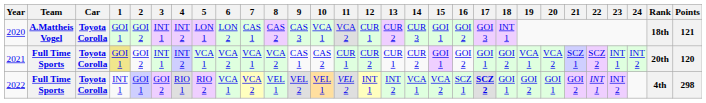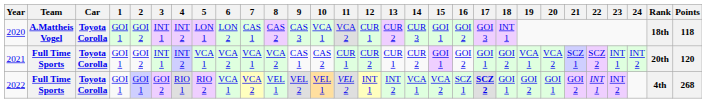(688, 32) 121 -> (688, 32) 118
(120, 58) khaki background -> (120, 58) no background
(120, 84) INT 1 -> (120, 84) GOI 1
(688, 84) 298 -> (688, 84) 268
